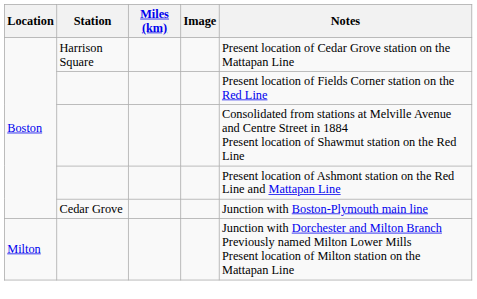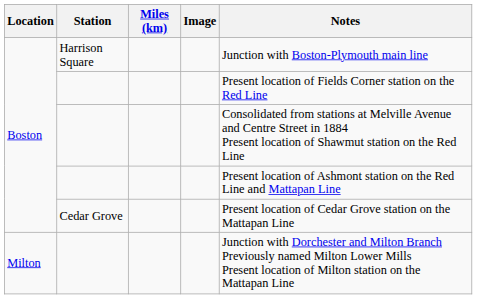(336, 54) Present location of Cedar Grove station on the Mattapan Line -> (325, 54) Junction with Boston-Plymouth main line
(325, 208) Junction with Boston-Plymouth main line -> (336, 215) Present location of Cedar Grove station on the Mattapan Line
